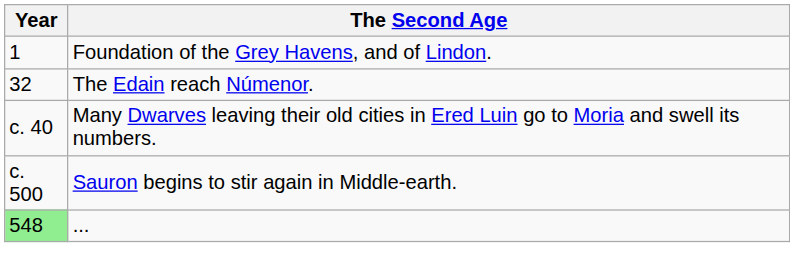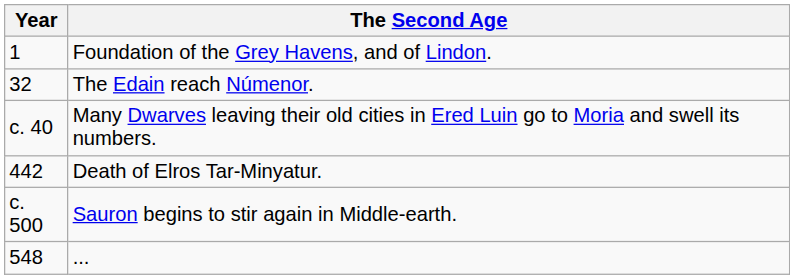+ row: (197, 171)
(26, 225) lightgreen background -> (26, 257) no background
